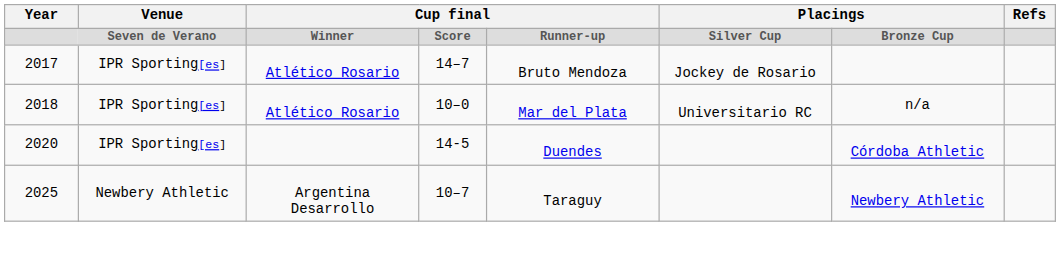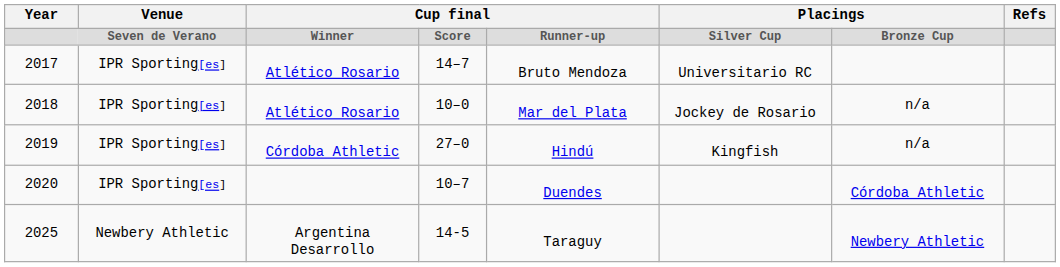(745, 73) Jockey de Rosario -> (745, 73) Universitario RC
(745, 113) Universitario RC -> (745, 113) Jockey de Rosario
+ row: (41, 145)
(453, 145) 14-5 -> (453, 185) 10–7
(453, 193) 10–7 -> (453, 233) 14-5
